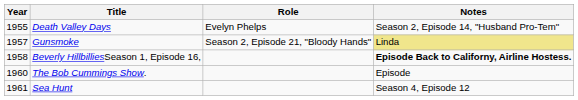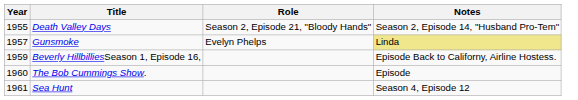(236, 27) Evelyn Phelps -> (288, 27) Season 2, Episode 21, "Bloody Hands"
(288, 42) Season 2, Episode 21, "Bloody Hands" -> (236, 42) Evelyn Phelps
(17, 57) 1958 -> (17, 57) 1959
(474, 57) bold -> (466, 57) normal
